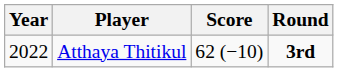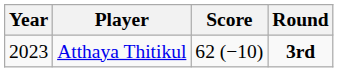(29, 50) 2022 -> (29, 50) 2023
